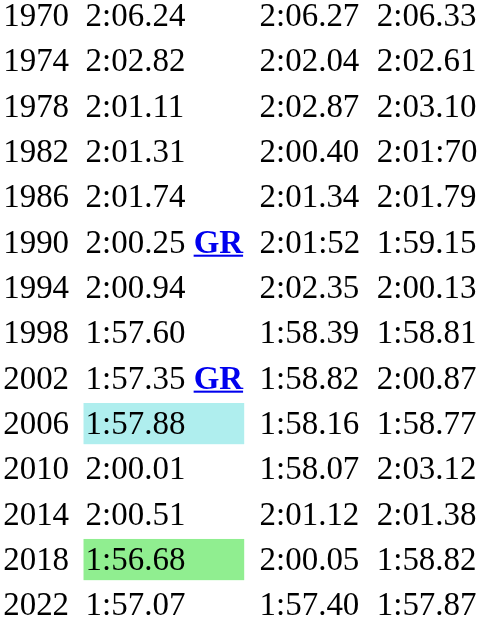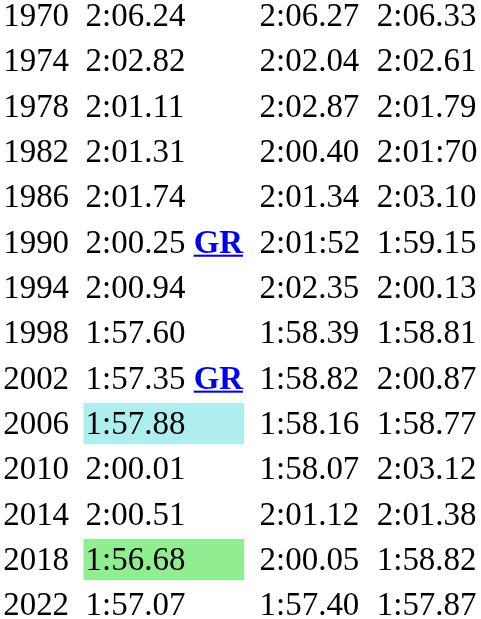(427, 105) 2:03.10 -> (427, 105) 2:01.79
(427, 196) 2:01.79 -> (427, 196) 2:03.10
